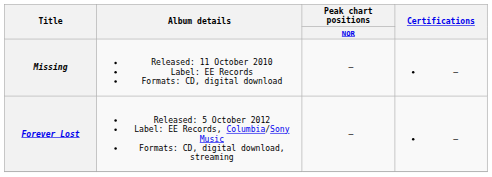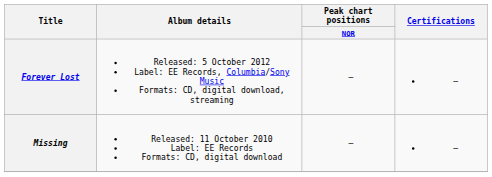rows swapped: (51, 68) <-> (51, 134)
